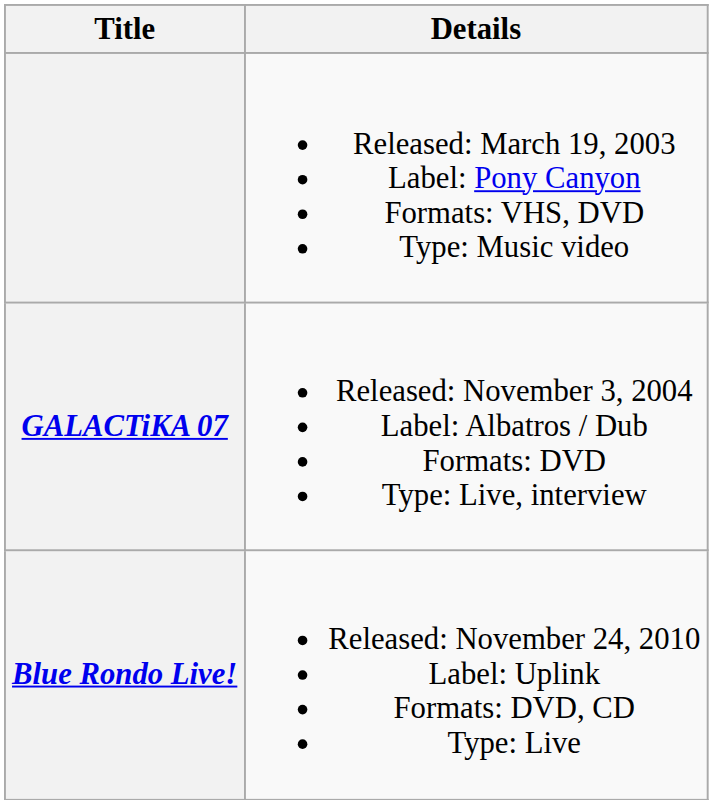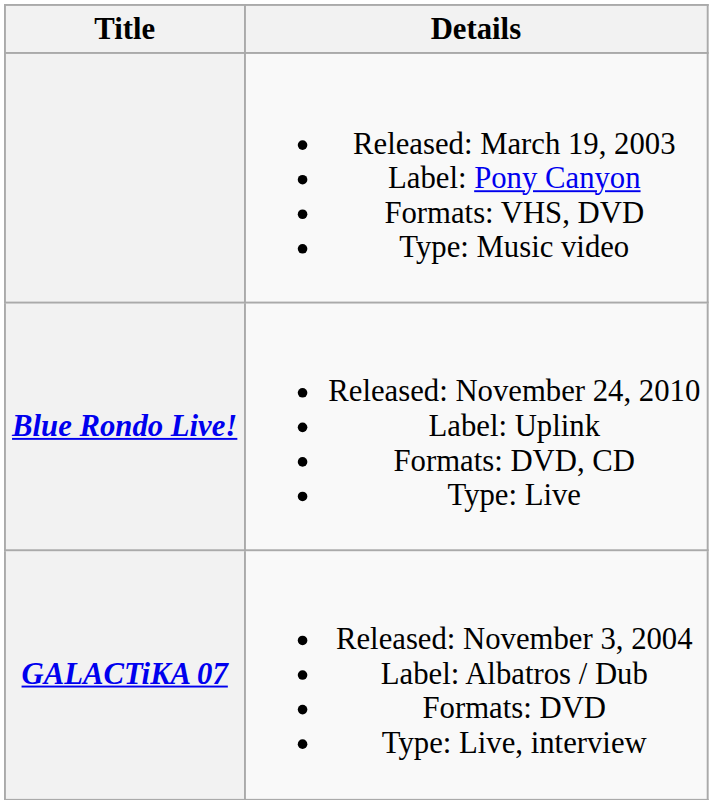rows swapped: (125, 425) <-> (125, 674)
